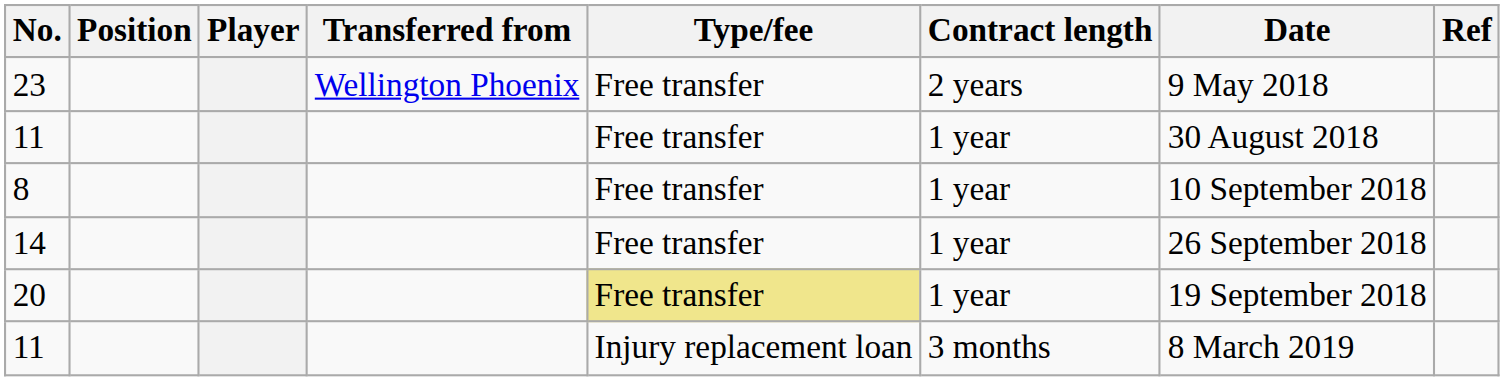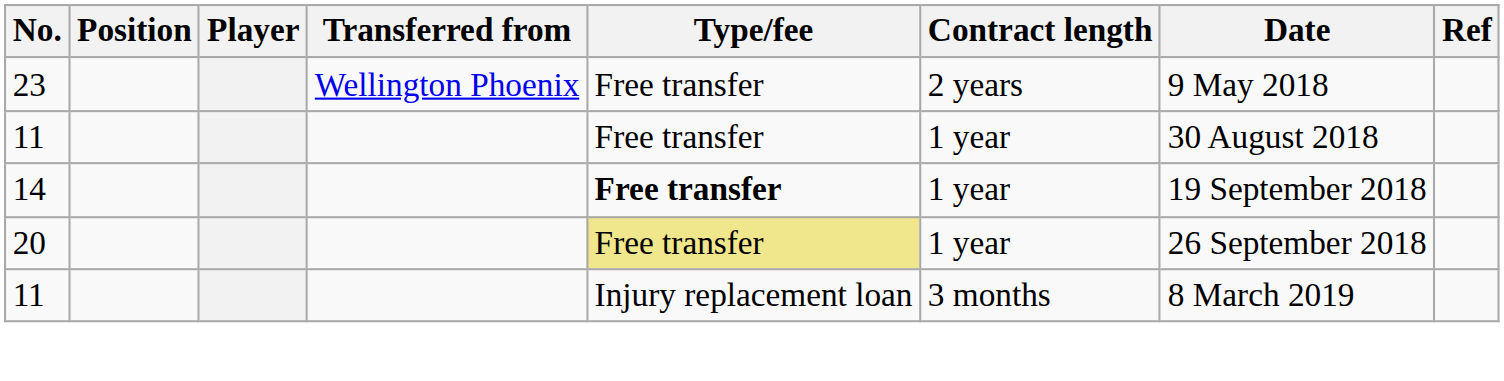- row: (21, 189)
(679, 242) normal -> (688, 189) bold
(1297, 242) 26 September 2018 -> (1297, 189) 19 September 2018
(1297, 294) 19 September 2018 -> (1297, 242) 26 September 2018
